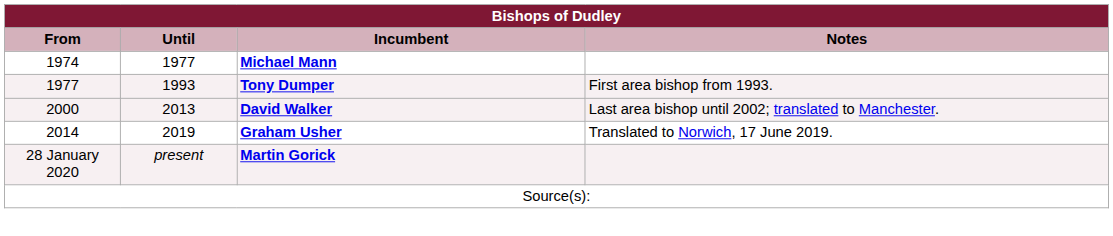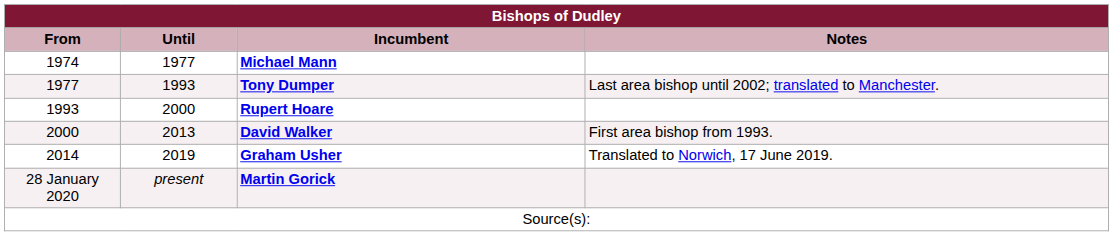(681, 86) First area bishop from 1993. -> (764, 86) Last area bishop until 2002; translated to Manchester.
+ row: (287, 109)
(764, 109) Last area bishop until 2002; translated to Manchester. -> (681, 132) First area bishop from 1993.
